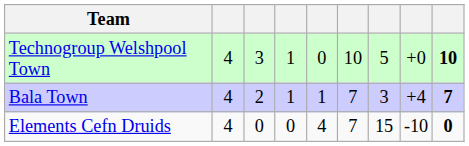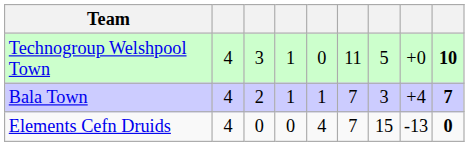(353, 58) 10 -> (353, 58) 11
(416, 126) -10 -> (416, 126) -13
